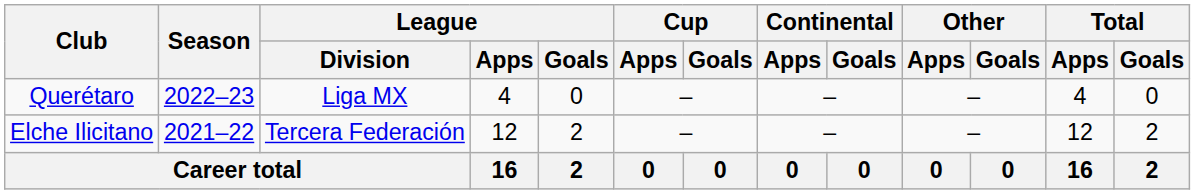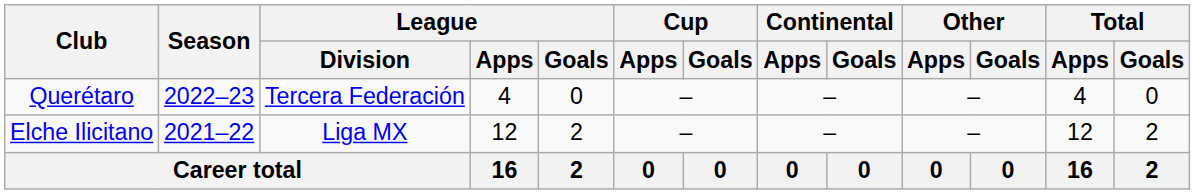(365, 96) Liga MX -> (365, 96) Tercera Federación
(365, 133) Tercera Federación -> (365, 133) Liga MX
